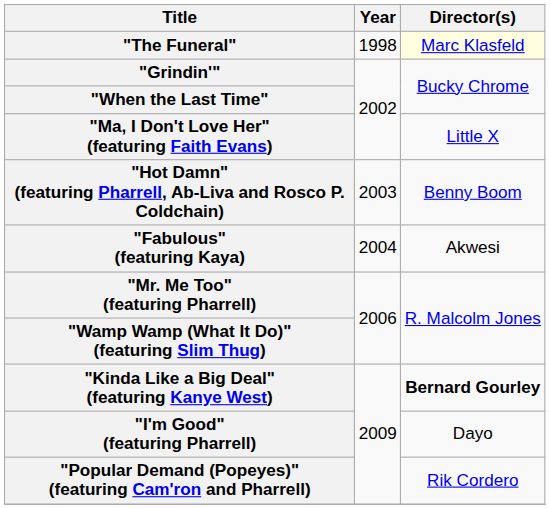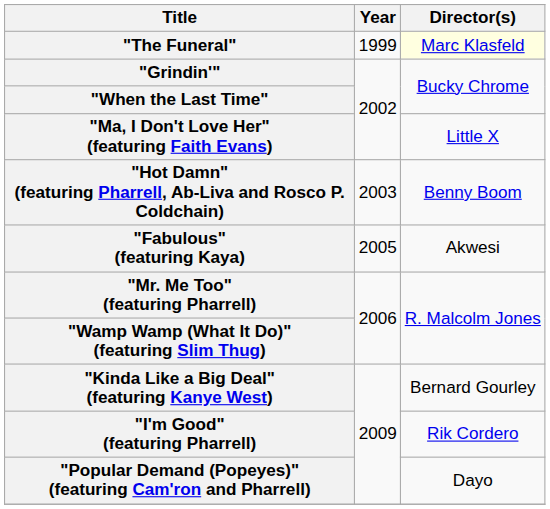(378, 45) 1998 -> (378, 45) 1999
(378, 248) 2004 -> (378, 248) 2005
(473, 387) bold -> (473, 387) normal
(473, 434) Dayo -> (473, 434) Rik Cordero
(473, 480) Rik Cordero -> (473, 480) Dayo
